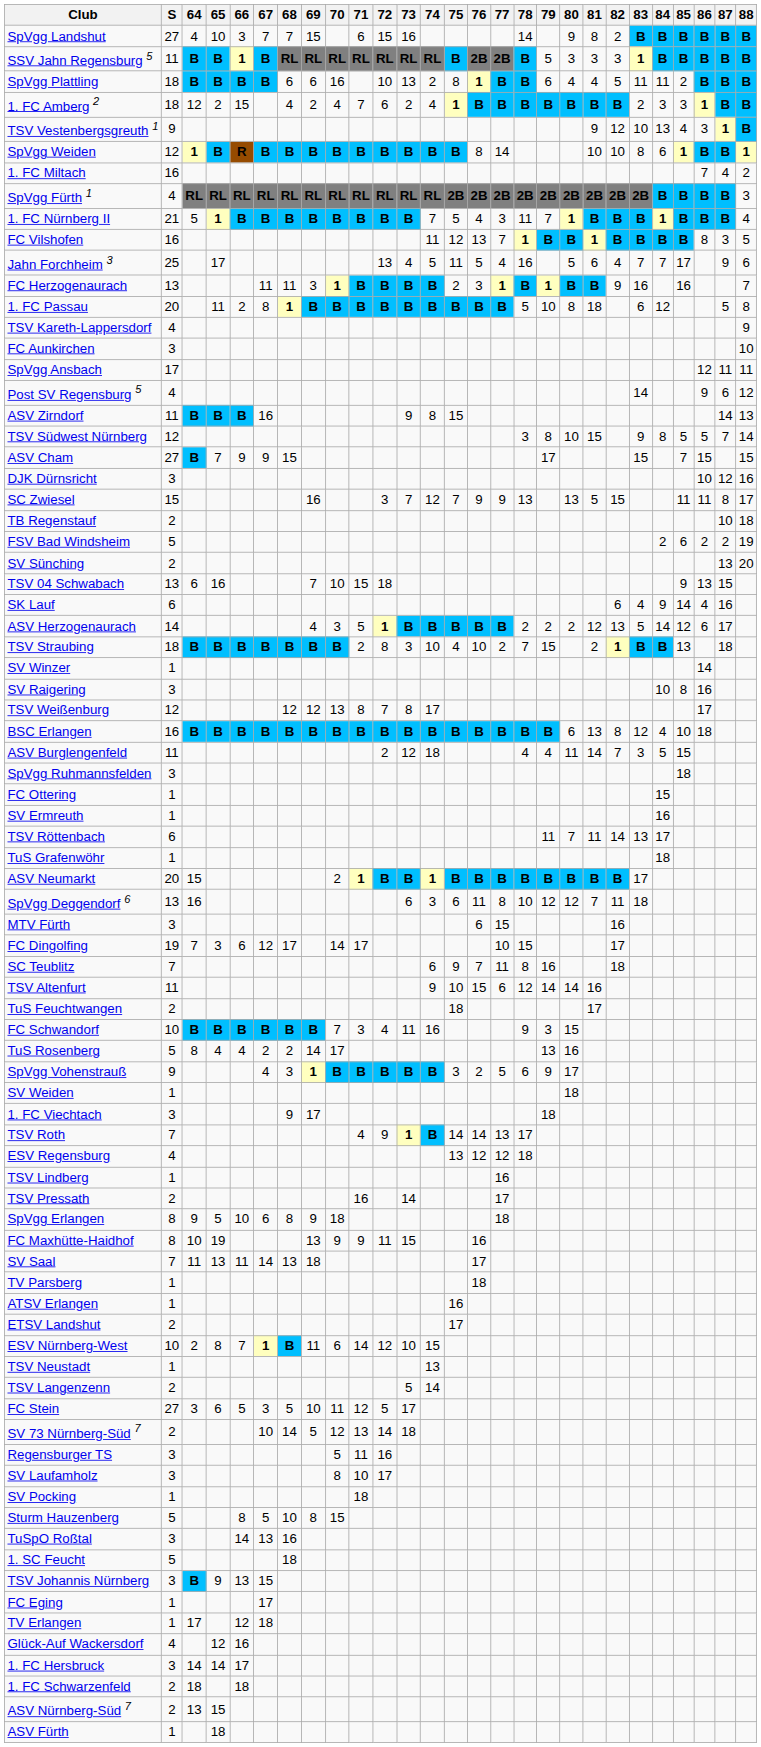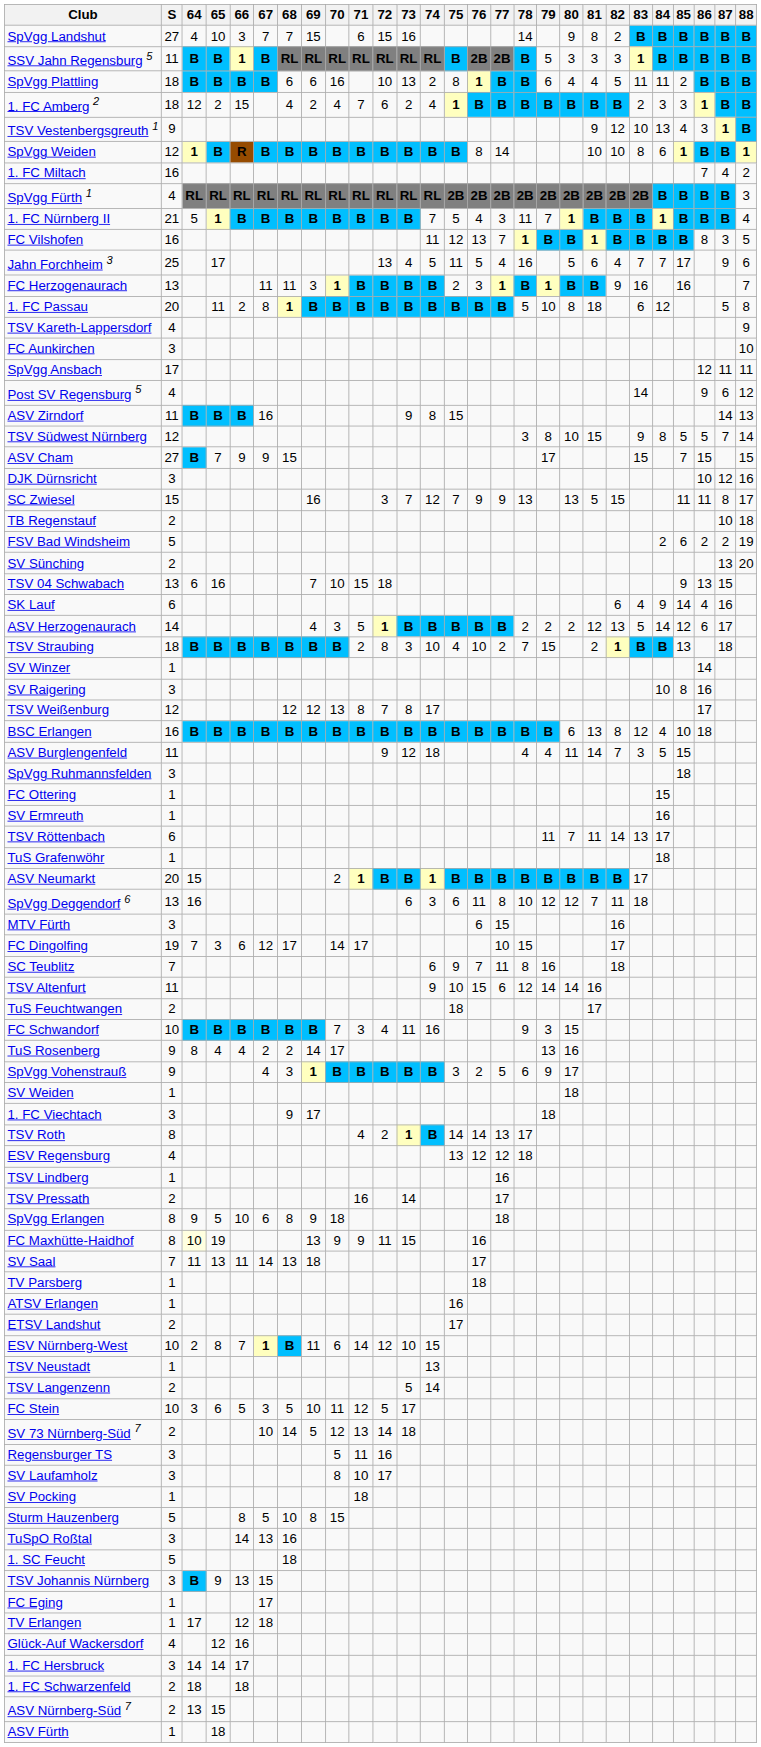(385, 752) 2 -> (385, 752) 9
(172, 1051) 5 -> (172, 1051) 9
(172, 1135) 7 -> (172, 1135) 8
(385, 1135) 9 -> (385, 1135) 2
(194, 1240) no background -> (194, 1240) lightyellow background
(172, 1409) 27 -> (172, 1409) 10
